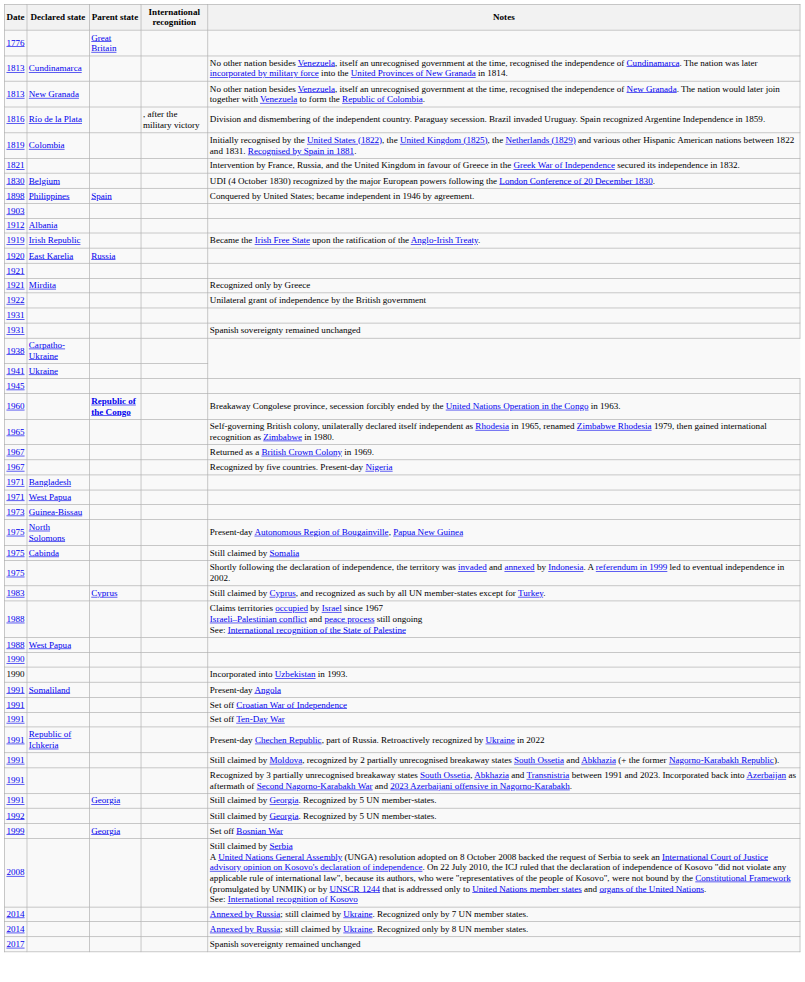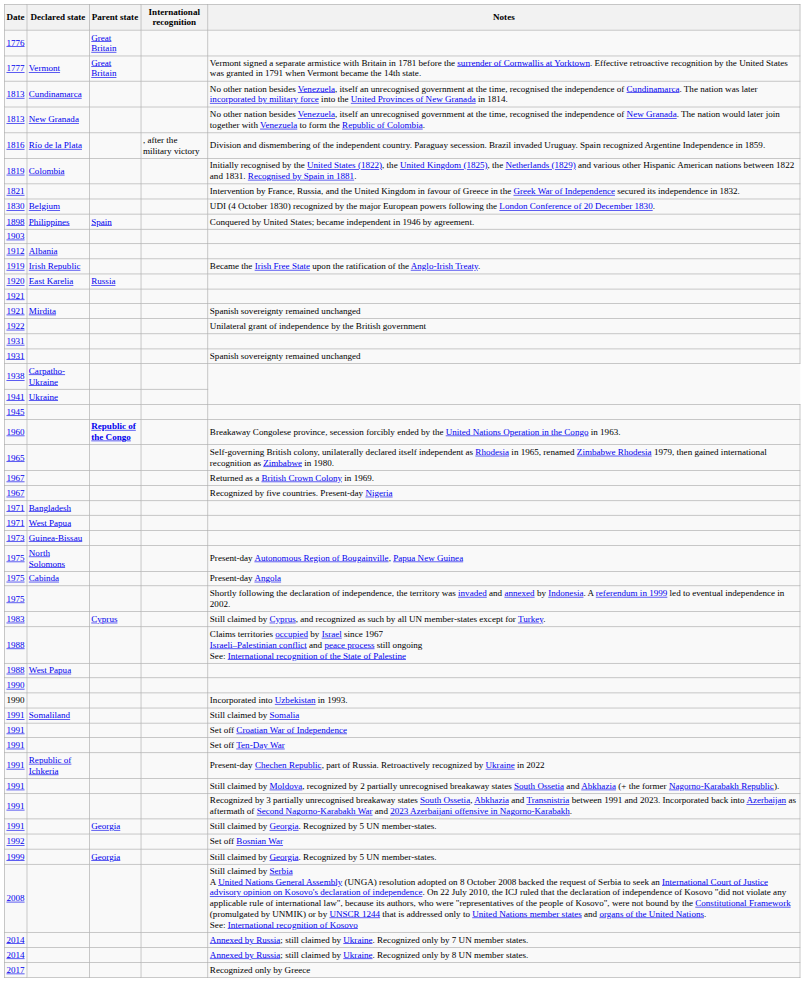+ row: (16, 69)
(260, 286) Recognized only by Greece -> (285, 311) Spanish sovereignty remained unchanged
(255, 553) Still claimed by Somalia -> (245, 579) Present-day Angola
(245, 690) Present-day Angola -> (255, 715) Still claimed by Somalia
(323, 816) Still claimed by Georgia. Recognized by 5 UN member-states. -> (246, 842) Set off Bosnian War
(246, 831) Set off Bosnian War -> (323, 857) Still claimed by Georgia. Recognized by 5 UN member-states.
(285, 944) Spanish sovereignty remained unchanged -> (260, 970) Recognized only by Greece
